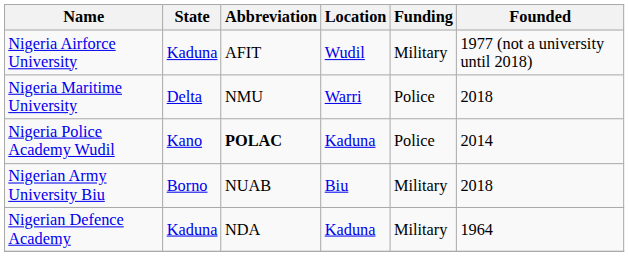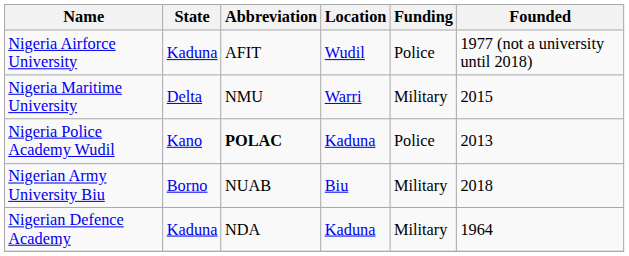(421, 52) Military -> (414, 52) Police
(414, 96) Police -> (421, 96) Military
(477, 96) 2018 -> (477, 96) 2015
(477, 140) 2014 -> (477, 140) 2013
